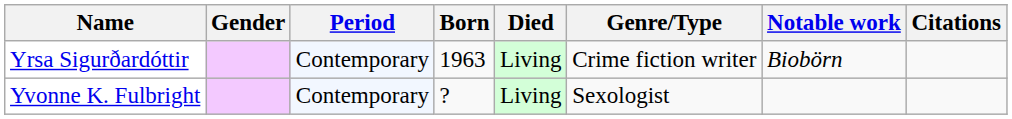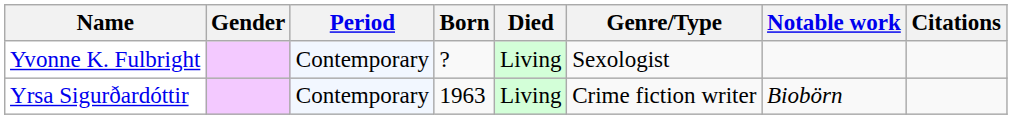rows swapped: (99, 59) <-> (105, 95)
